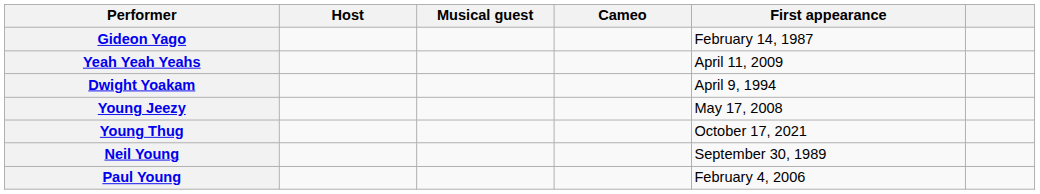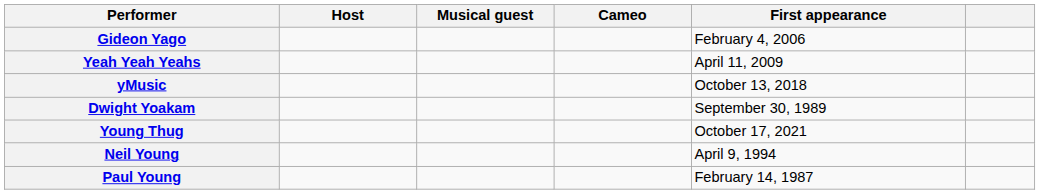(754, 39) February 14, 1987 -> (750, 39) February 4, 2006
+ row: (142, 85)
(735, 85) April 9, 1994 -> (760, 108) September 30, 1989
- row: (142, 108)
(760, 154) September 30, 1989 -> (735, 154) April 9, 1994
(750, 177) February 4, 2006 -> (754, 177) February 14, 1987
